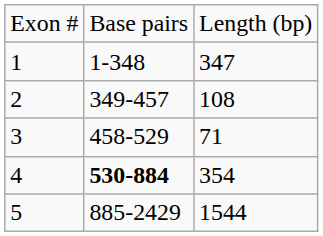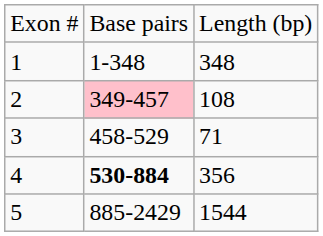(217, 61) 347 -> (217, 61) 348
(129, 99) no background -> (129, 99) pink background
(217, 174) 354 -> (217, 174) 356
